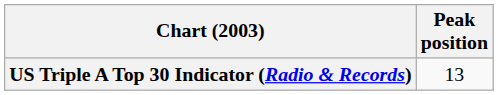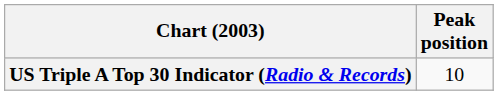(454, 74) 13 -> (454, 74) 10
